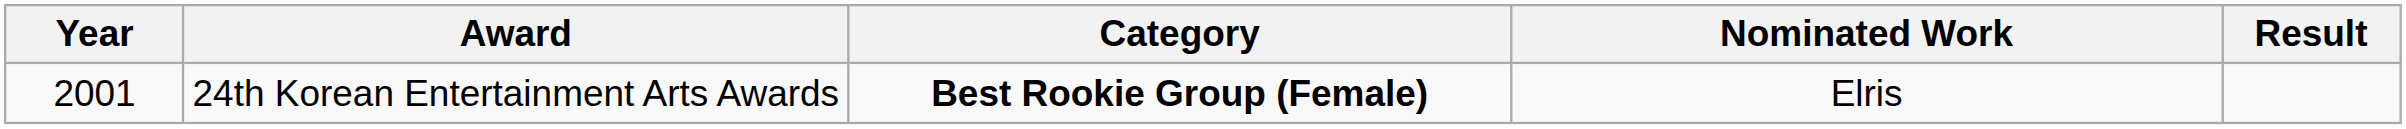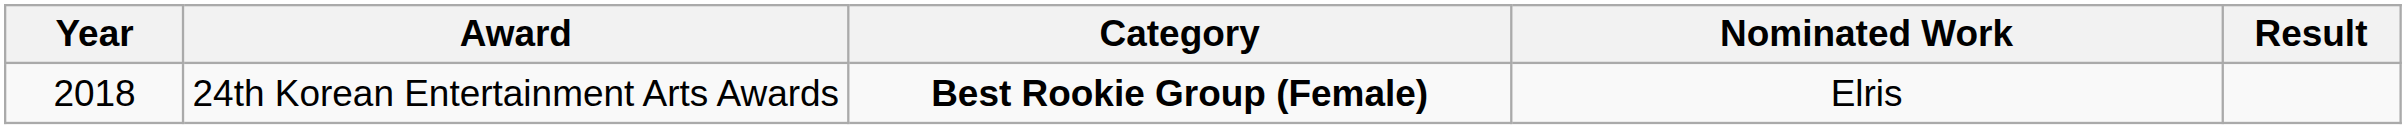(95, 92) 2001 -> (95, 92) 2018
